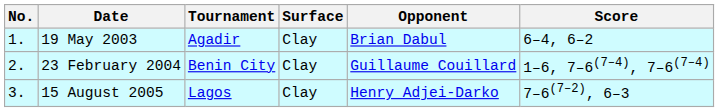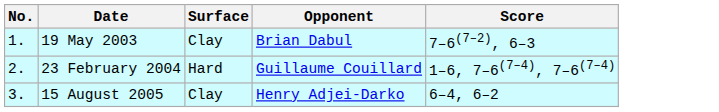- column: (232, 16)
(558, 40) 6–4, 6–2 -> (482, 42) 7–6(7–2), 6–3
(300, 66) Clay -> (205, 69) Hard
(576, 93) 7–6(7–2), 6–3 -> (464, 95) 6–4, 6–2
